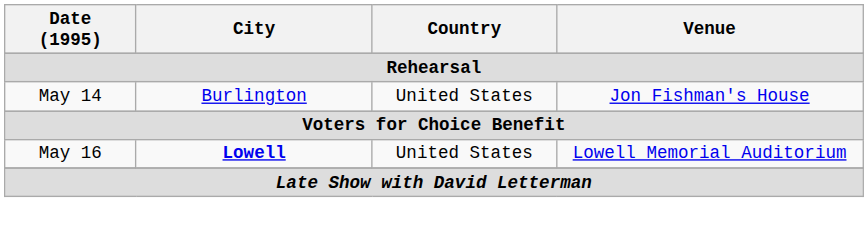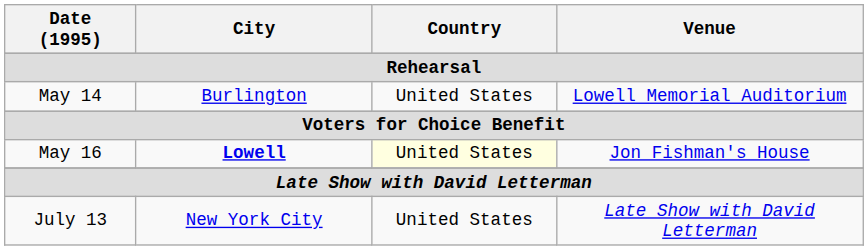(710, 96) Jon Fishman's House -> (710, 96) Lowell Memorial Auditorium
(464, 154) no background -> (464, 154) lightyellow background
(710, 154) Lowell Memorial Auditorium -> (710, 154) Jon Fishman's House
+ row: (70, 221)
